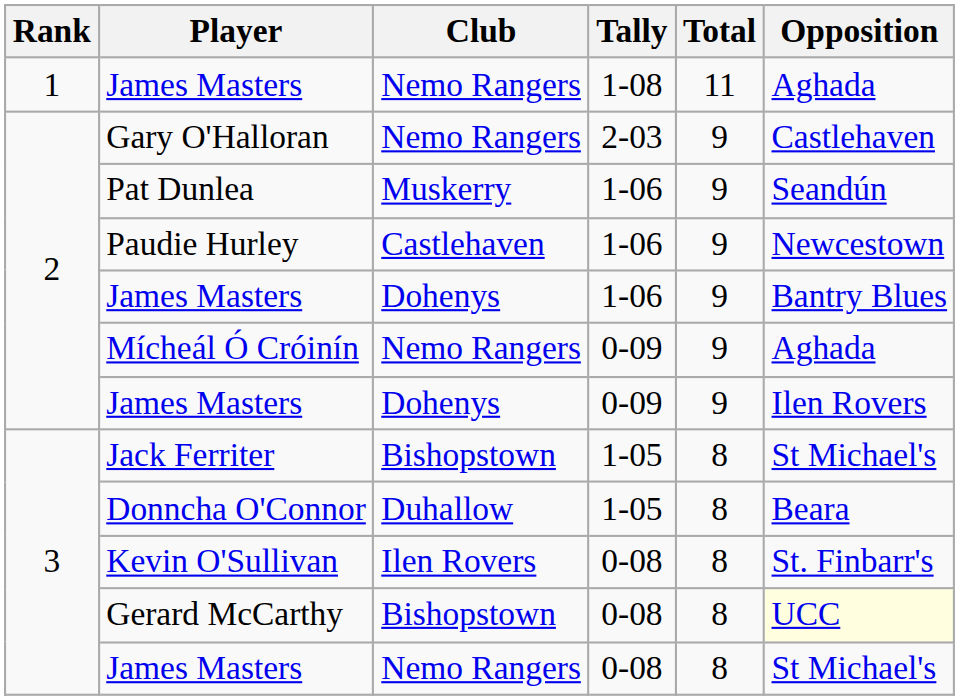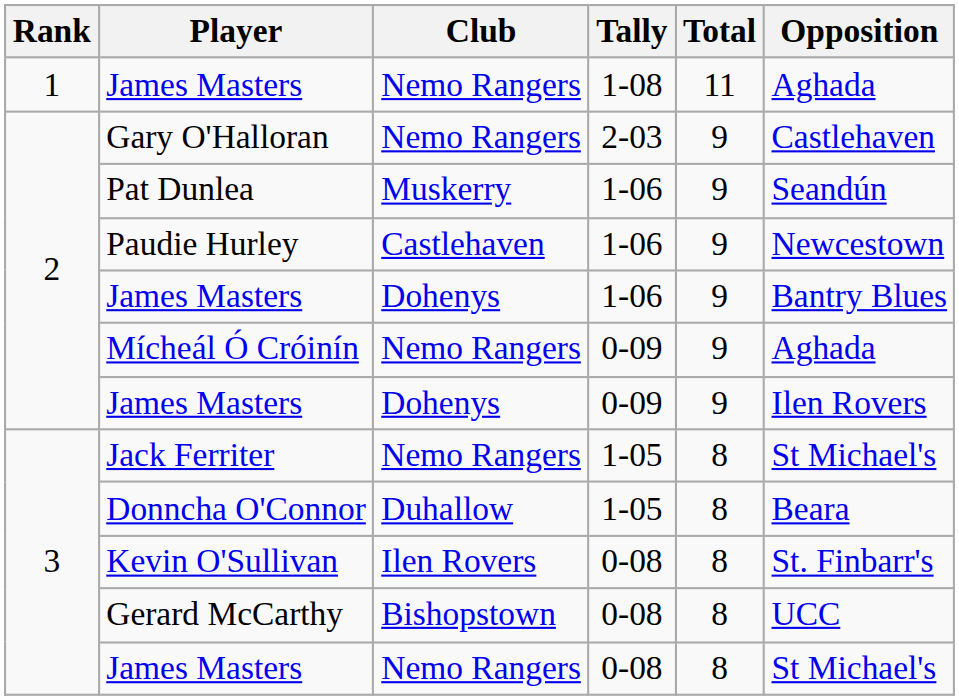(469, 455) Bishopstown -> (481, 455) Nemo Rangers
(806, 614) lightyellow background -> (806, 614) no background
